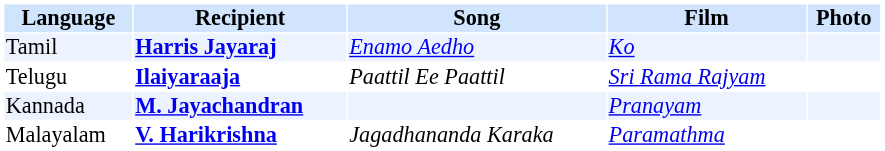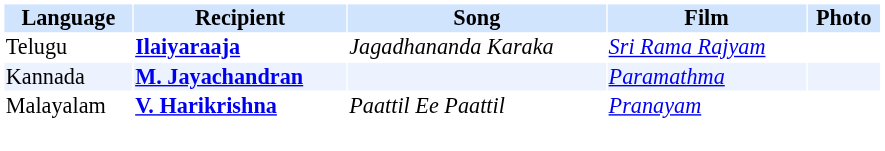- row: (32, 47)
(427, 76) Paattil Ee Paattil -> (451, 47) Jagadhananda Karaka
(655, 105) Pranayam -> (667, 76) Paramathma
(451, 134) Jagadhananda Karaka -> (427, 105) Paattil Ee Paattil
(667, 134) Paramathma -> (655, 105) Pranayam
